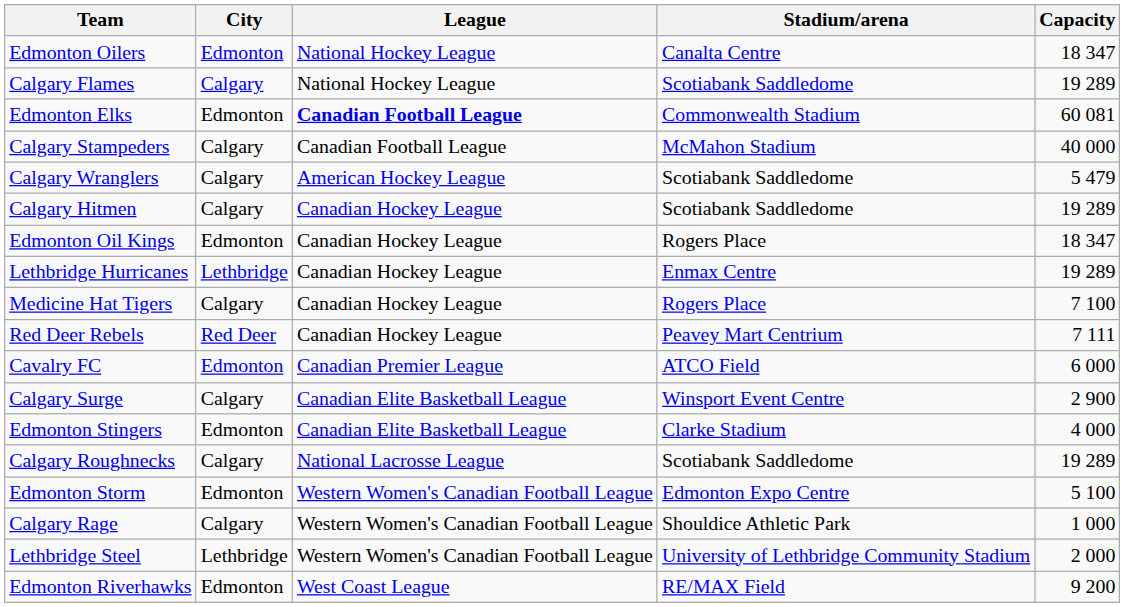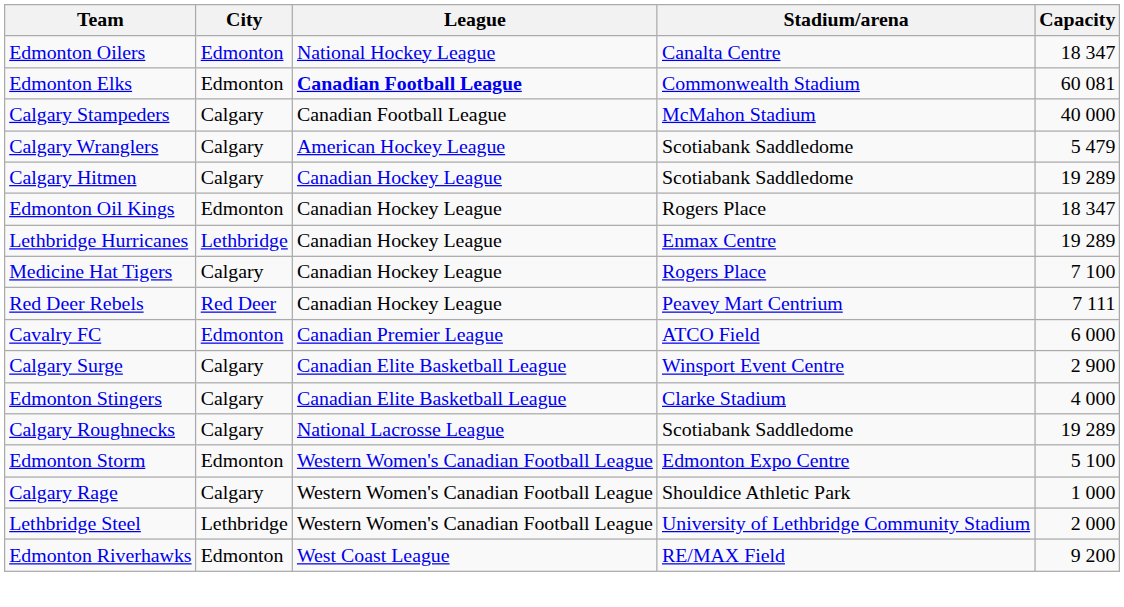- row: (72, 83)
(242, 429) Edmonton -> (232, 397) Calgary
